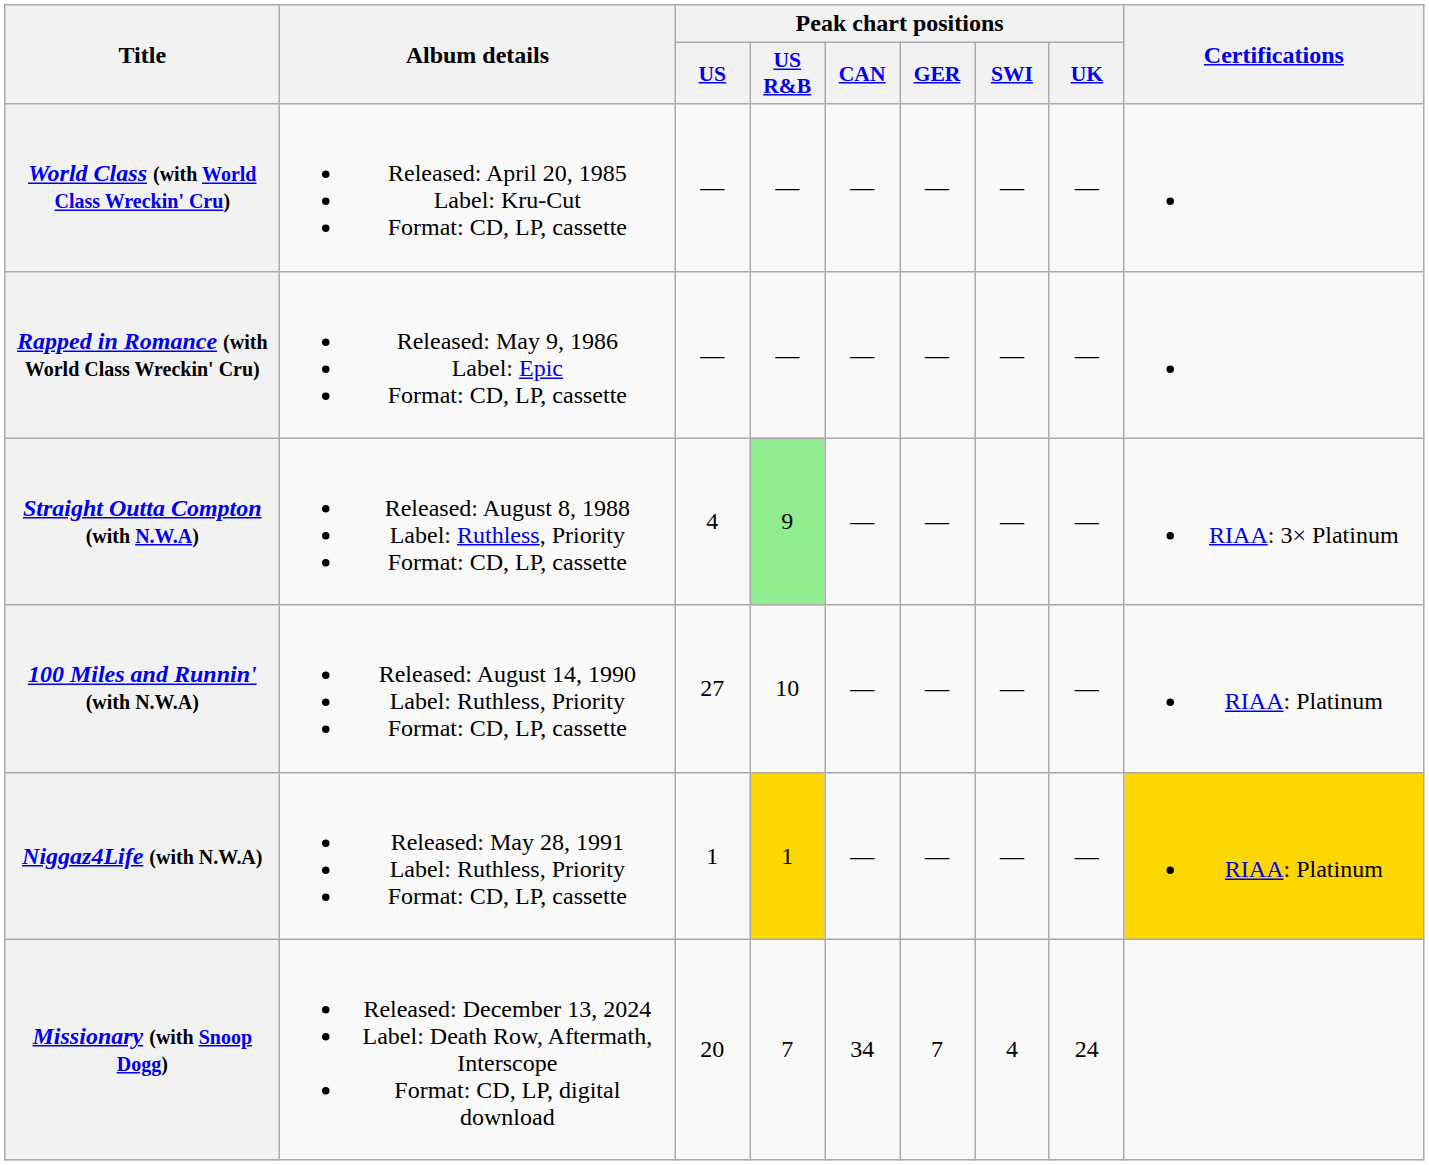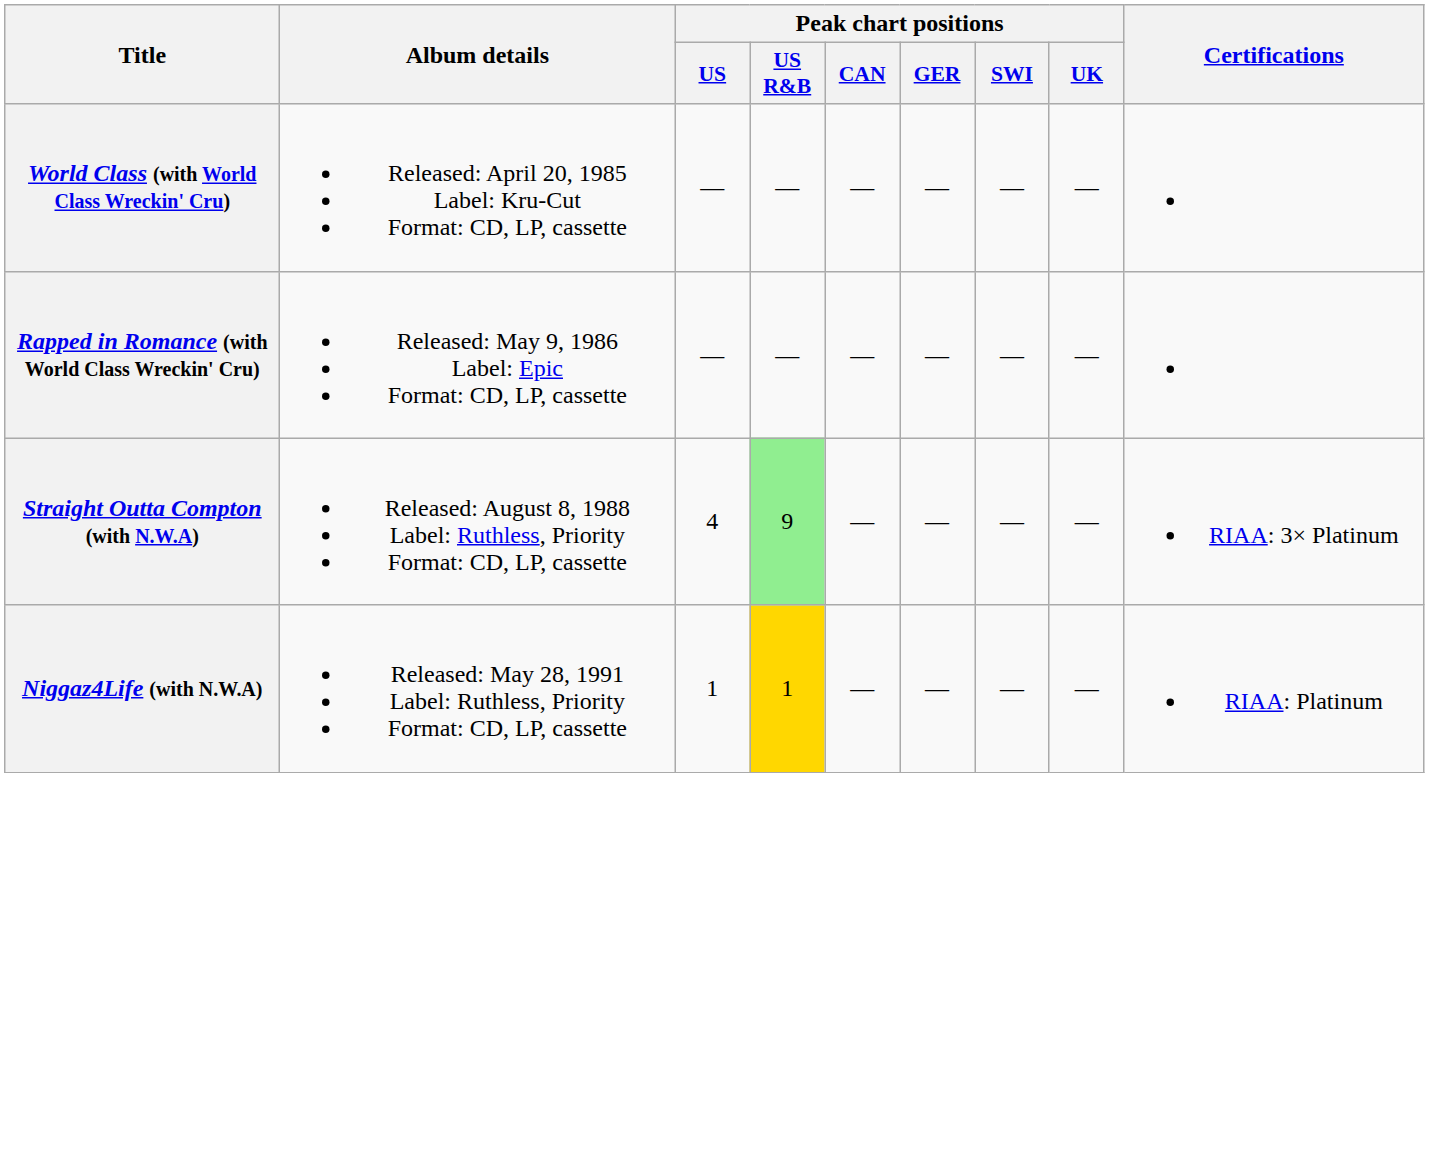- row: (142, 688)
(1274, 869) gold background -> (1274, 702) no background
- row: (142, 1049)
